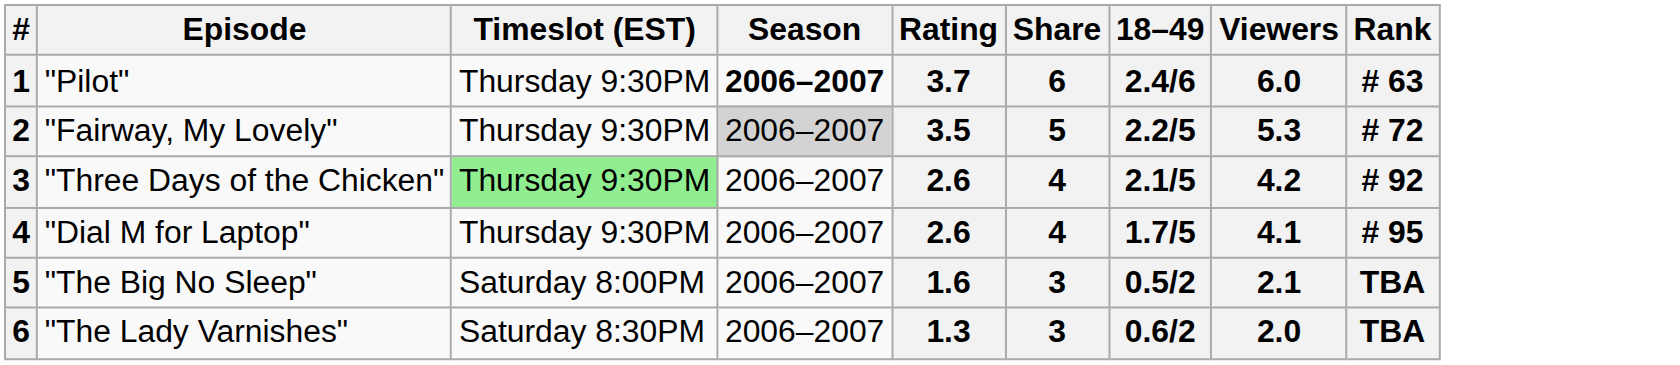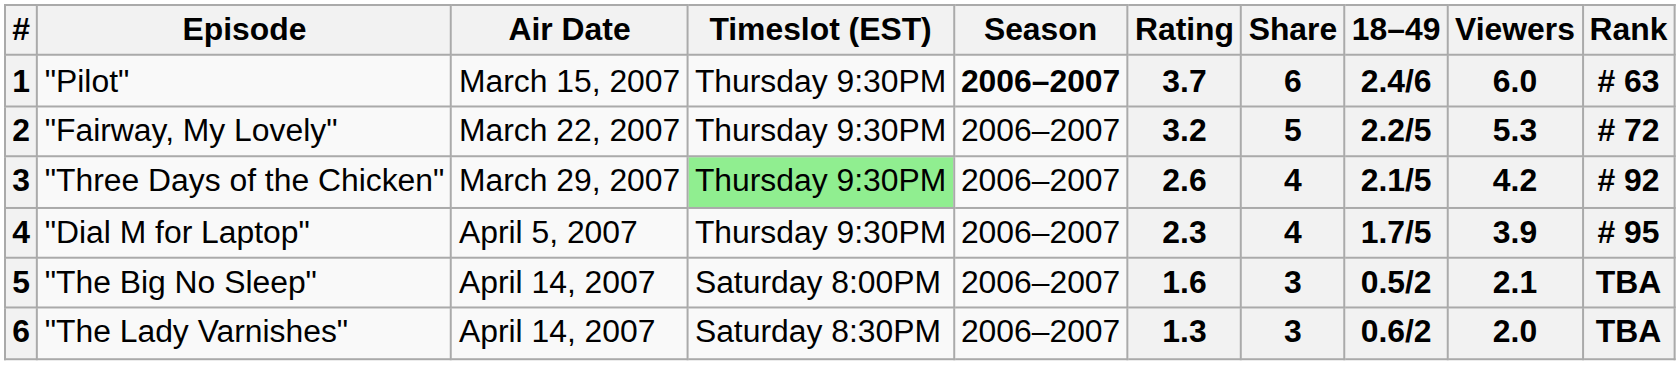+ column: (570, 29)
(805, 130) lightgrey background -> (1041, 130) no background
(949, 130) 3.5 -> (1184, 130) 3.2
(949, 231) 2.6 -> (1184, 231) 2.3
(1279, 231) 4.1 -> (1515, 231) 3.9
